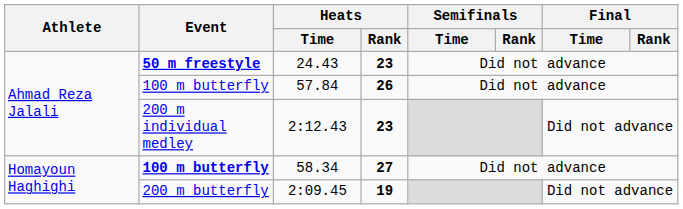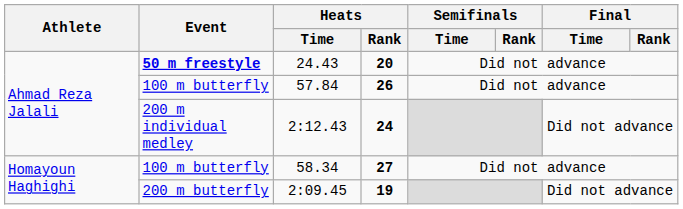(385, 63) 23 -> (385, 63) 20
(385, 127) 23 -> (385, 127) 24
(206, 168) bold -> (206, 168) normal
